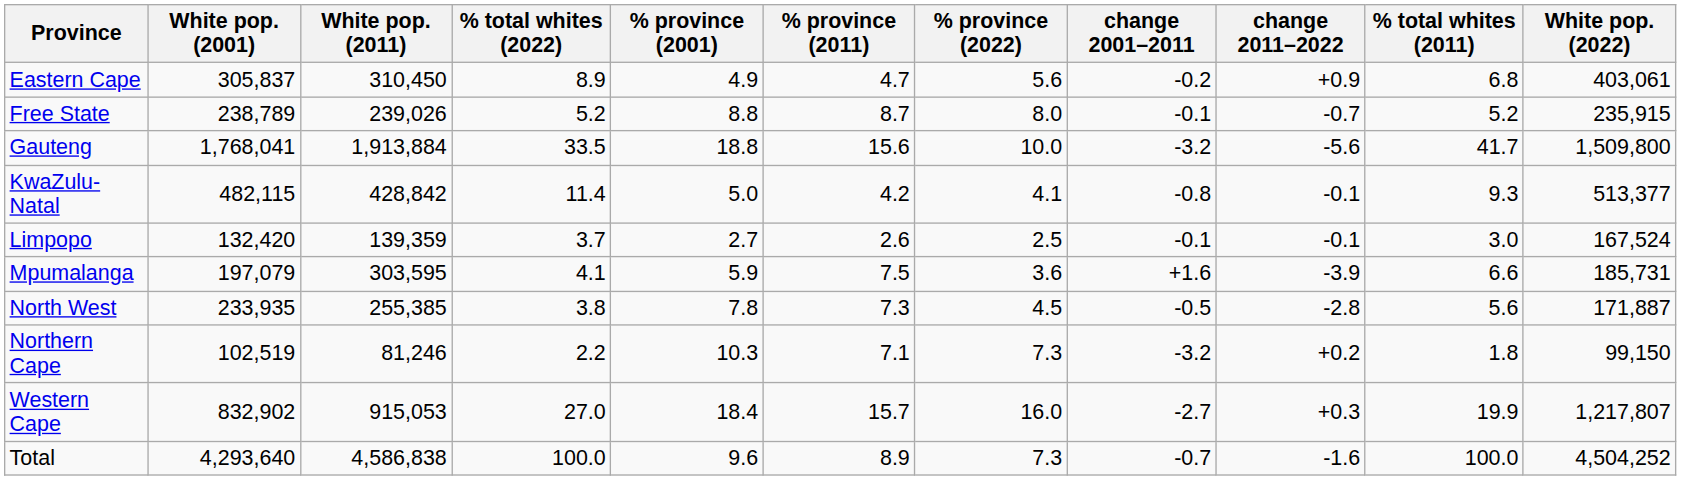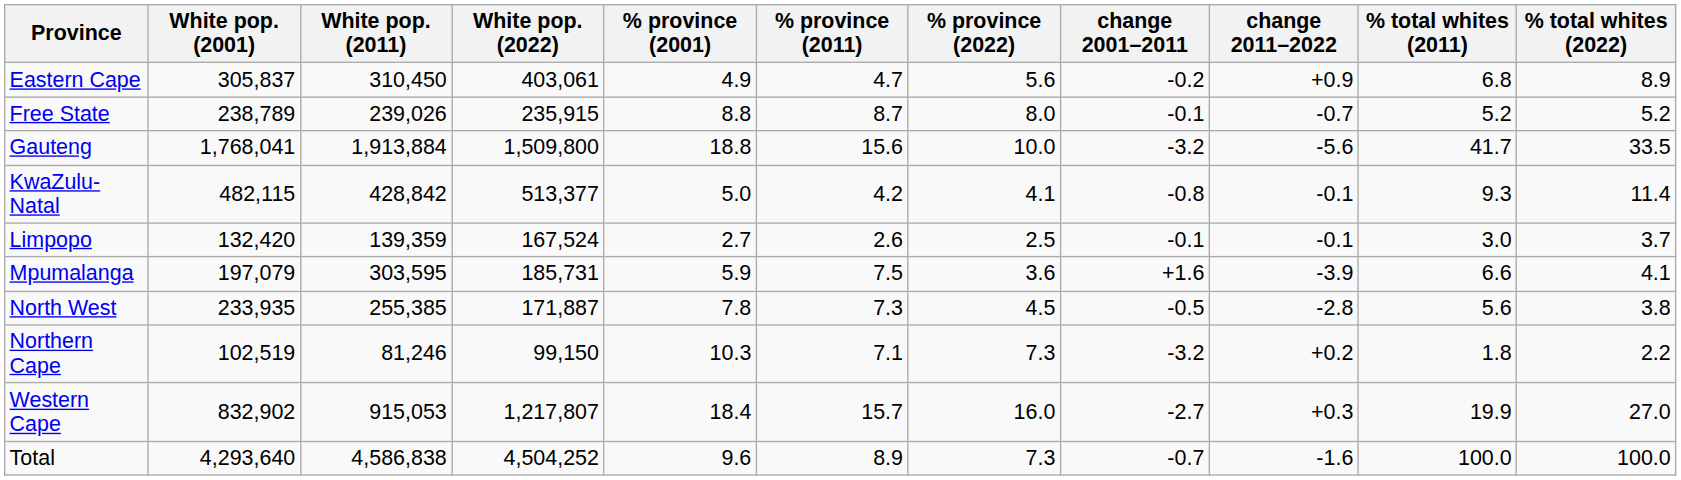columns swapped: (1600, 33) <-> (531, 33)
